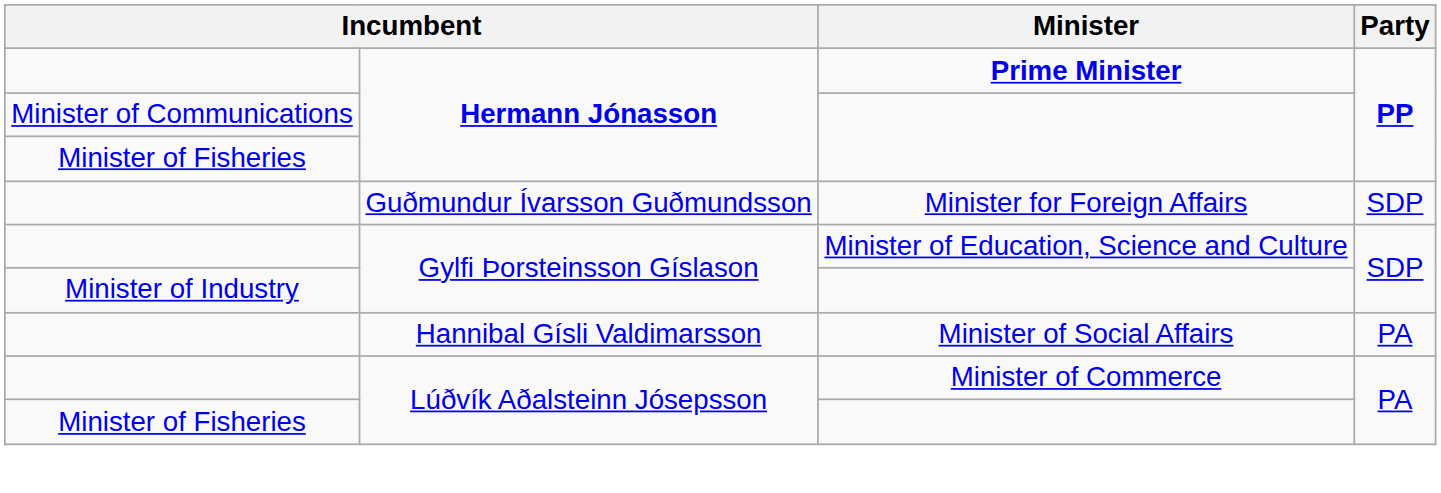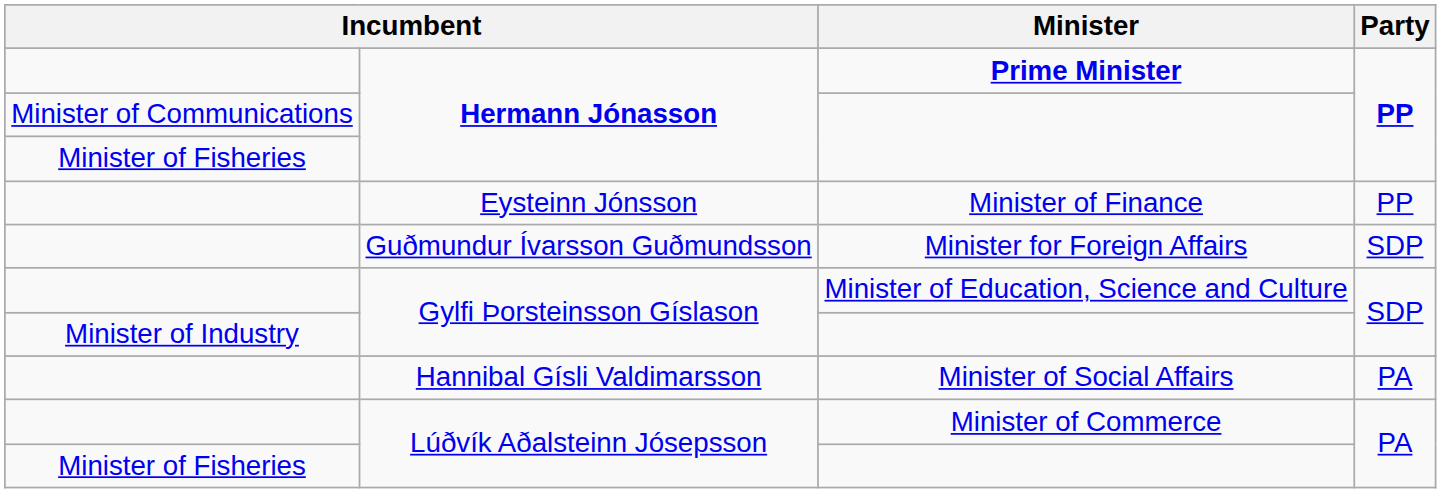+ row: (589, 202)
